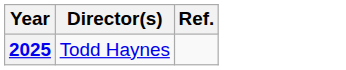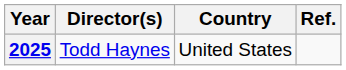+ column: (235, 19)
